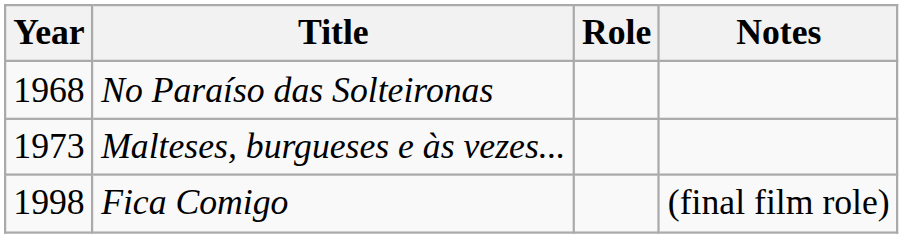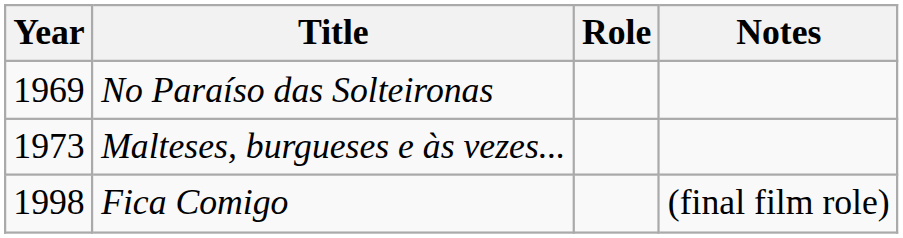(49, 89) 1968 -> (49, 89) 1969
